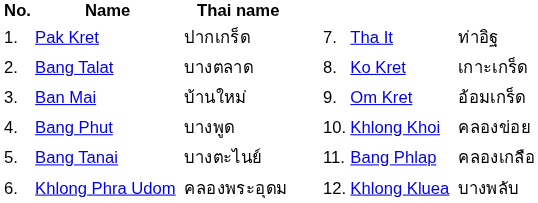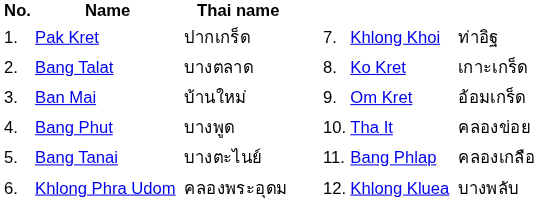(372, 36) Tha It -> (395, 36) Khlong Khoi
(395, 127) Khlong Khoi -> (372, 127) Tha It
